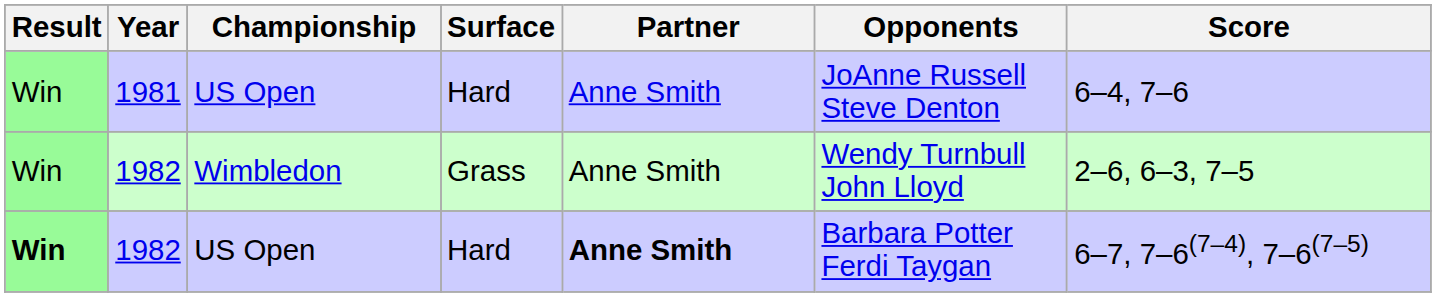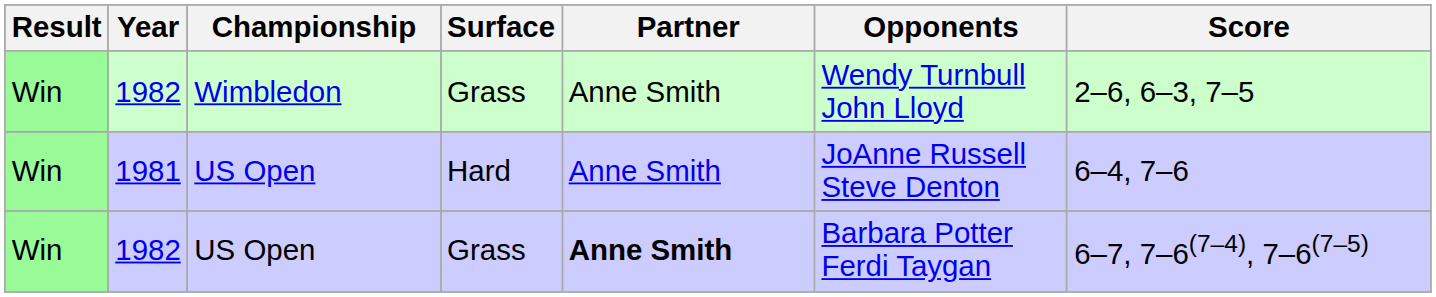rows swapped: (148, 91) <-> (148, 170)
(39, 250) bold -> (37, 250) normal
(479, 250) Hard -> (486, 250) Grass
